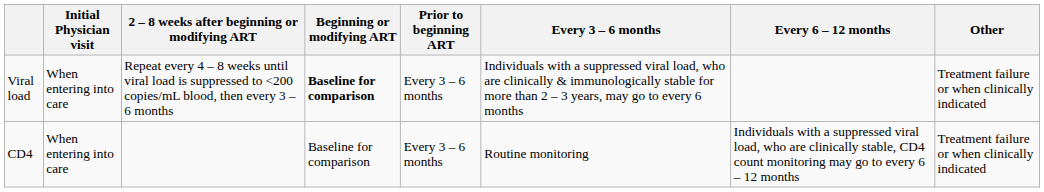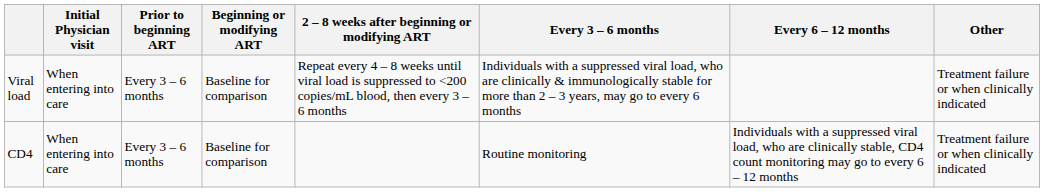columns swapped: (441, 29) <-> (213, 29)
(342, 88) bold -> (237, 88) normal
